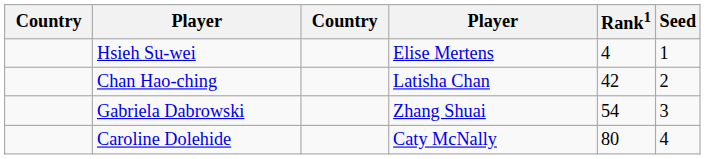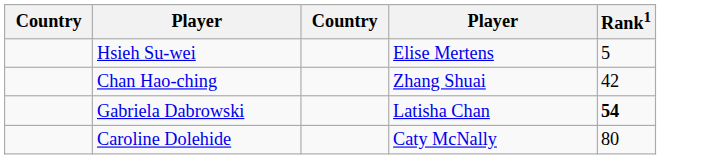- column: (678, 21)
(606, 52) 4 -> (606, 52) 5
(441, 81) Latisha Chan -> (439, 81) Zhang Shuai
(439, 110) Zhang Shuai -> (441, 110) Latisha Chan
(610, 110) normal -> (610, 110) bold
